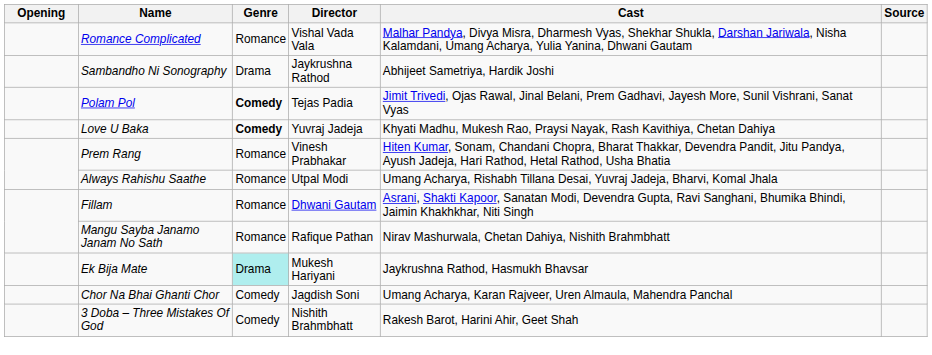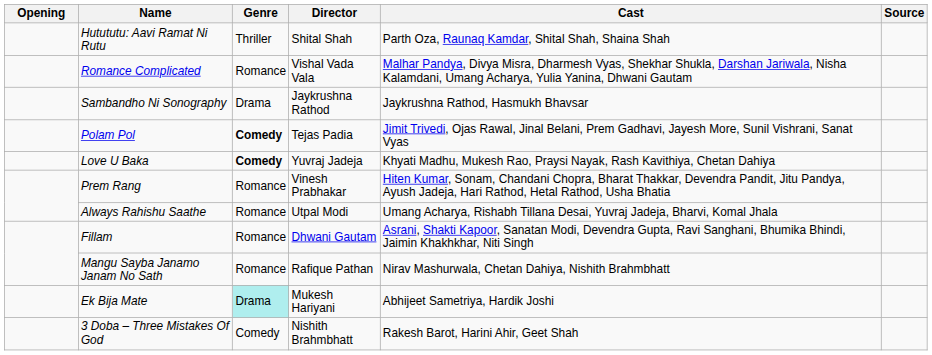+ row: (144, 39)
(468, 71) Abhijeet Sametriya, Hardik Joshi -> (486, 103) Jaykrushna Rathod, Hasmukh Bhavsar
(486, 269) Jaykrushna Rathod, Hasmukh Bhavsar -> (468, 301) Abhijeet Sametriya, Hardik Joshi
- row: (150, 294)
